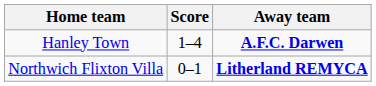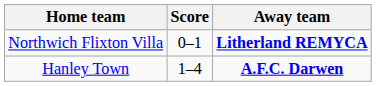rows swapped: (86, 42) <-> (86, 68)
